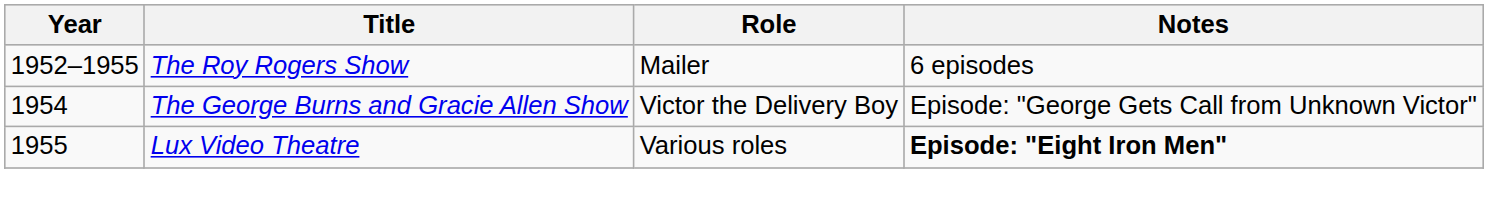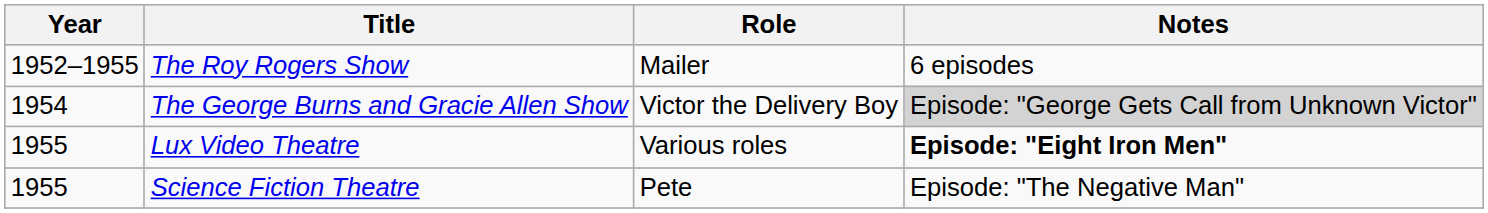(1193, 106) no background -> (1193, 106) lightgrey background
+ row: (285, 187)
